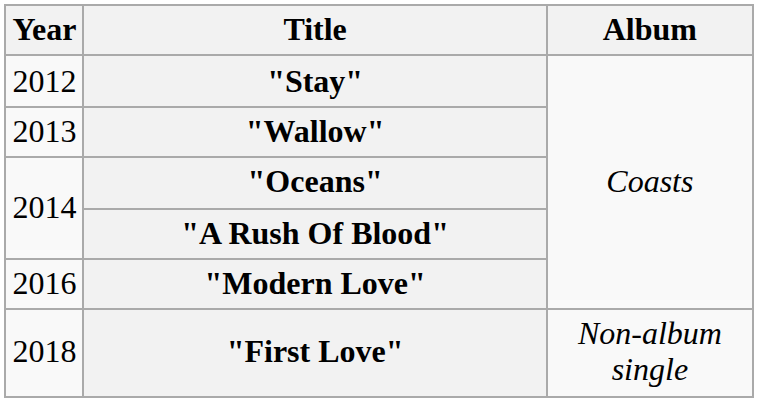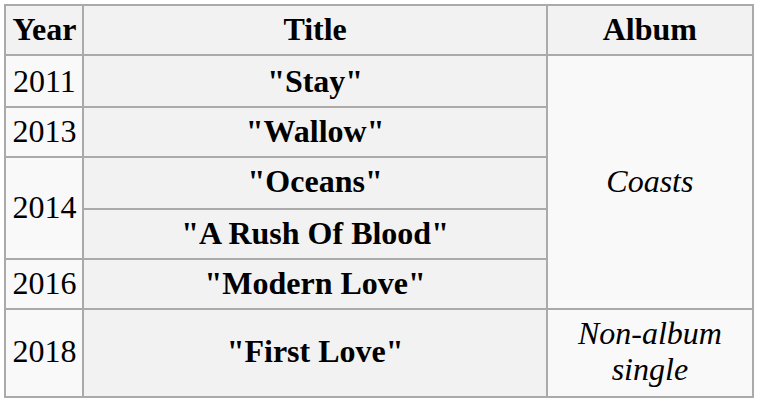(44, 80) 2012 -> (44, 80) 2011
